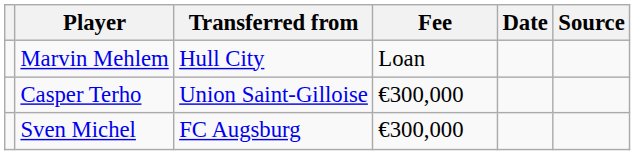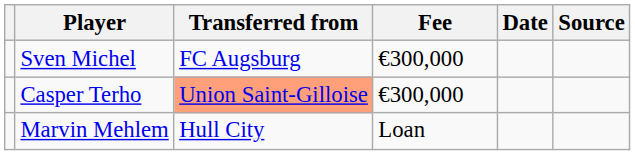rows swapped: (78, 130) <-> (95, 58)
(274, 94) no background -> (274, 94) lightsalmon background
